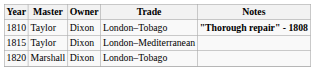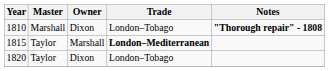(43, 27) Taylor -> (48, 27) Marshall
(82, 43) Dixon -> (87, 43) Marshall
(149, 43) normal -> (159, 43) bold
(48, 58) Marshall -> (43, 58) Taylor
